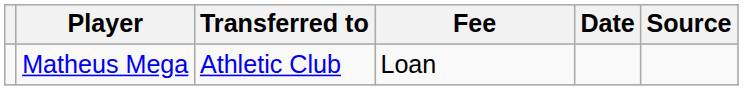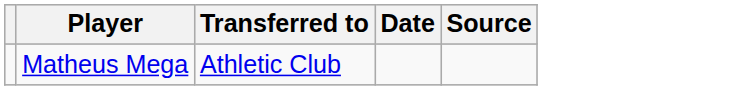- column: (475, 24)
